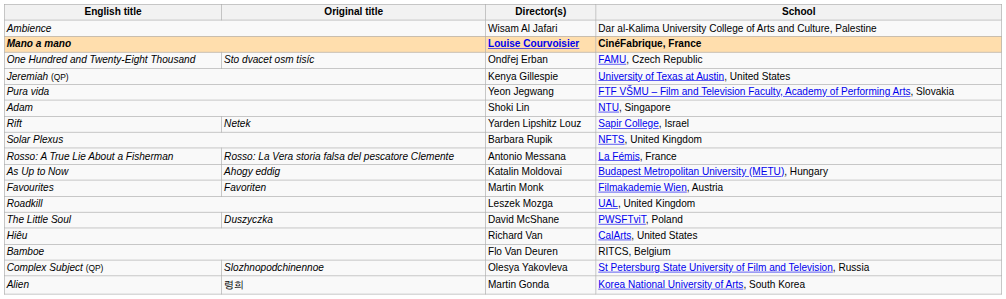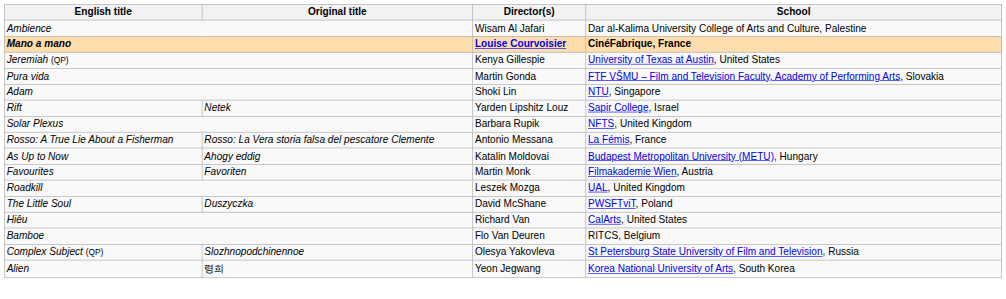- row: (101, 60)
(521, 92) Yeon Jegwang -> (505, 76) Martin Gonda
(519, 285) Martin Gonda -> (508, 269) Yeon Jegwang
